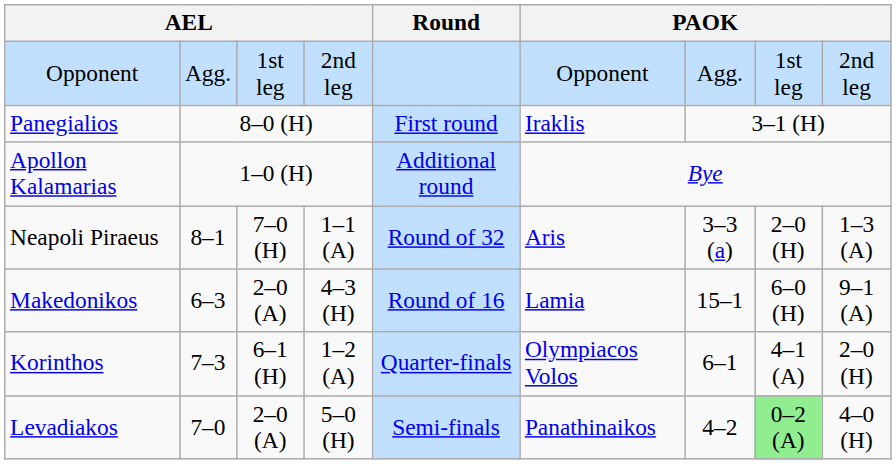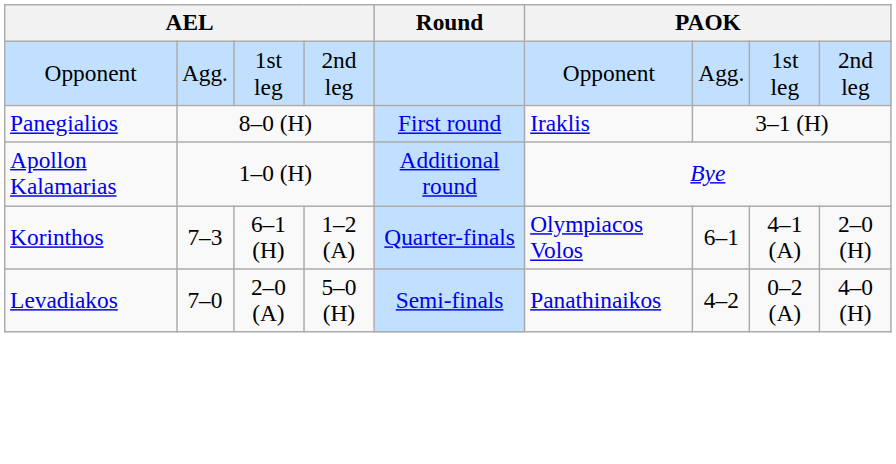- row: (84, 236)
- row: (74, 300)
(788, 426) lightgreen background -> (785, 300) no background
